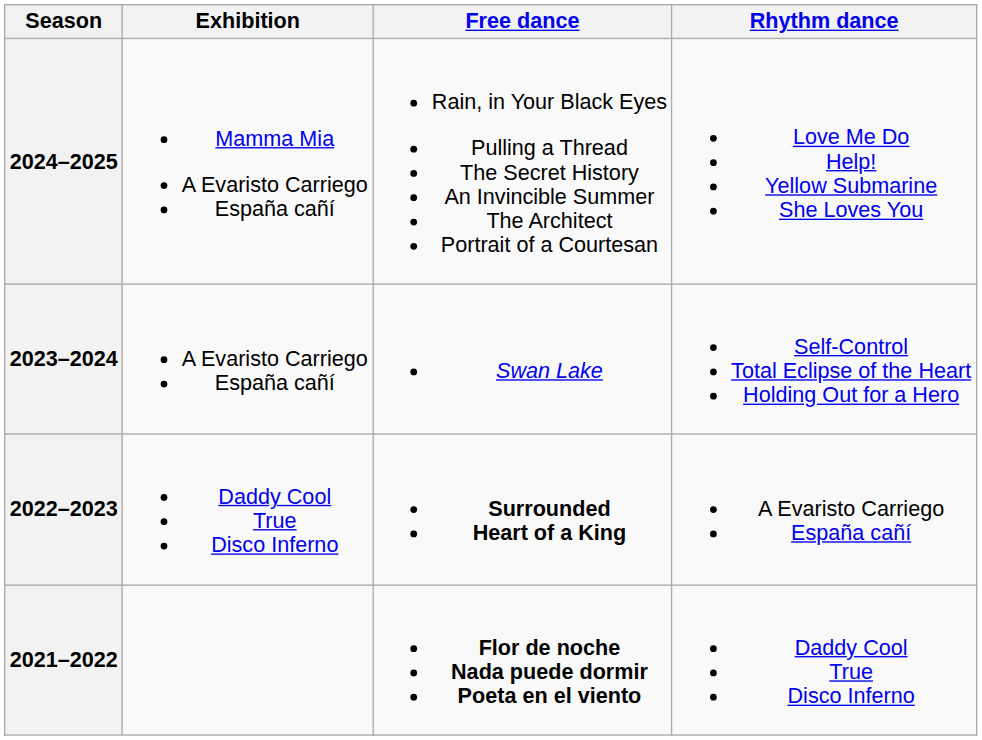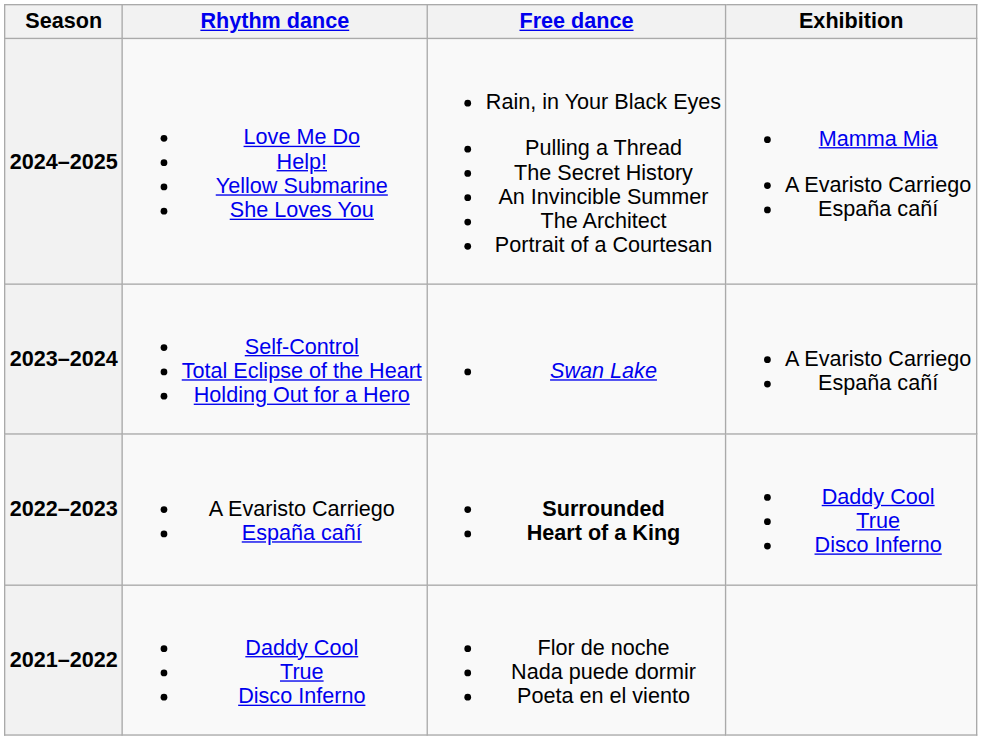columns swapped: (824, 21) <-> (248, 21)
(522, 672) bold -> (576, 672) normal
